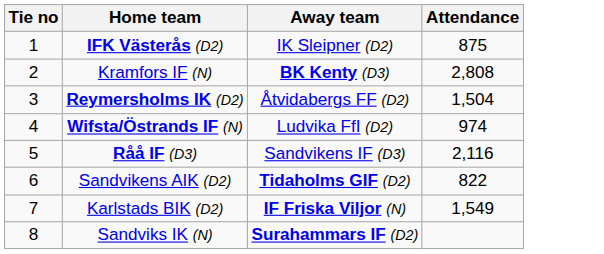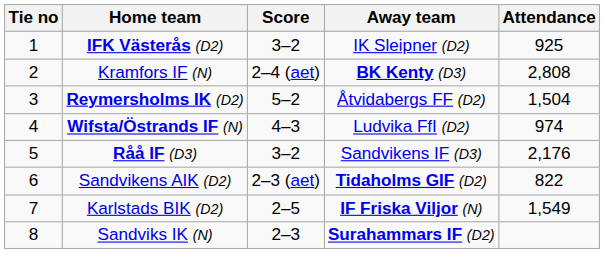+ column: (286, 18)
(473, 45) 875 -> (549, 45) 925
(473, 153) 2,116 -> (549, 153) 2,176
